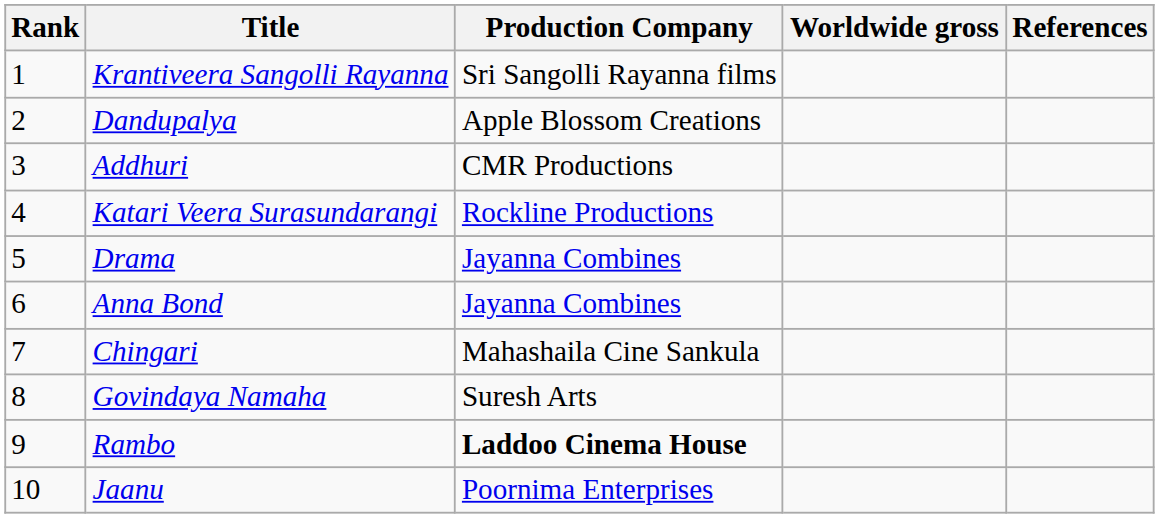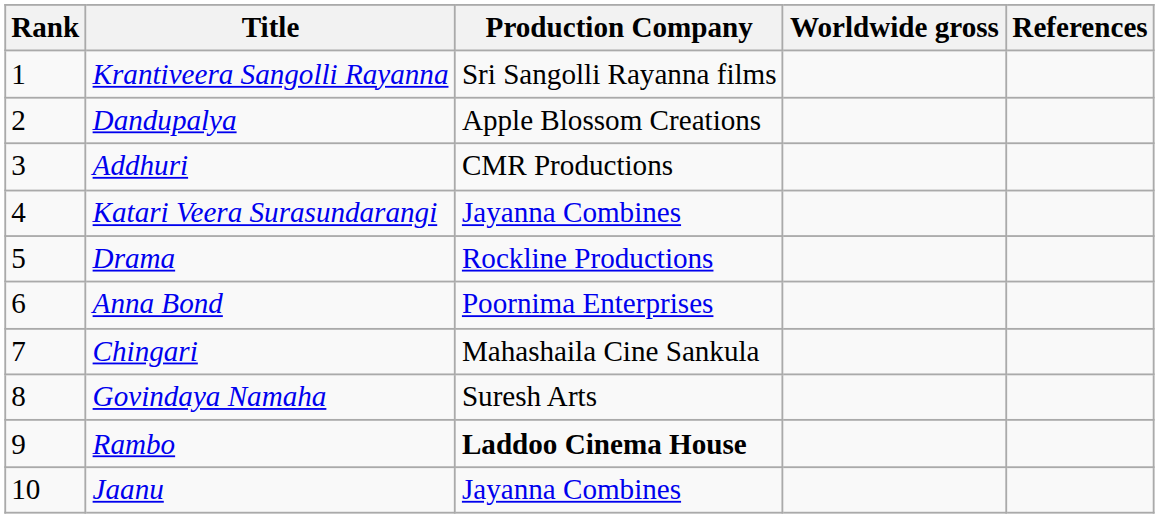(588, 212) Rockline Productions -> (571, 212) Jayanna Combines
(571, 258) Jayanna Combines -> (588, 258) Rockline Productions
(571, 304) Jayanna Combines -> (588, 304) Poornima Enterprises
(588, 489) Poornima Enterprises -> (571, 489) Jayanna Combines
